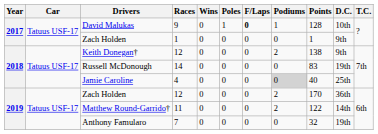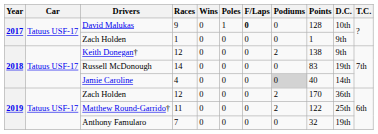(276, 24) 1 -> (276, 24) 0
(343, 80) 25th -> (343, 80) 14th
(343, 108) 14th -> (343, 108) 25th
